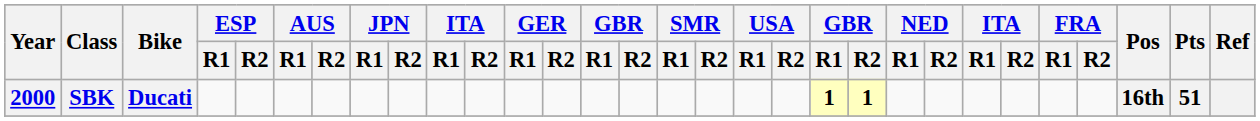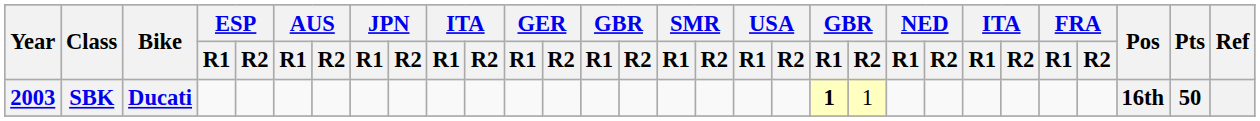(33, 97) 2000 -> (33, 97) 2003
(867, 97) bold -> (867, 97) normal
(1190, 97) 51 -> (1190, 97) 50
